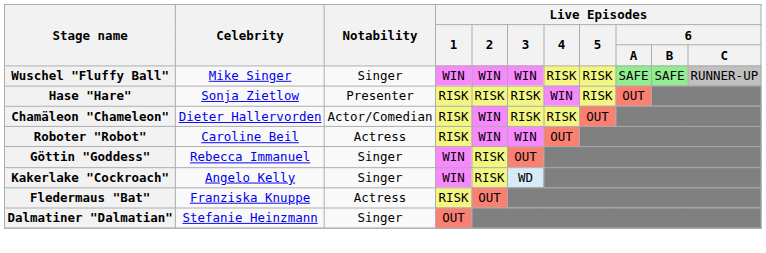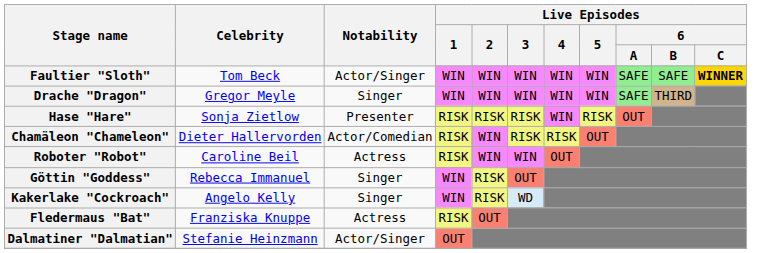+ row: (90, 76)
- row: (90, 76)
+ row: (90, 96)
(380, 218) Singer -> (380, 238) Actor/Singer
